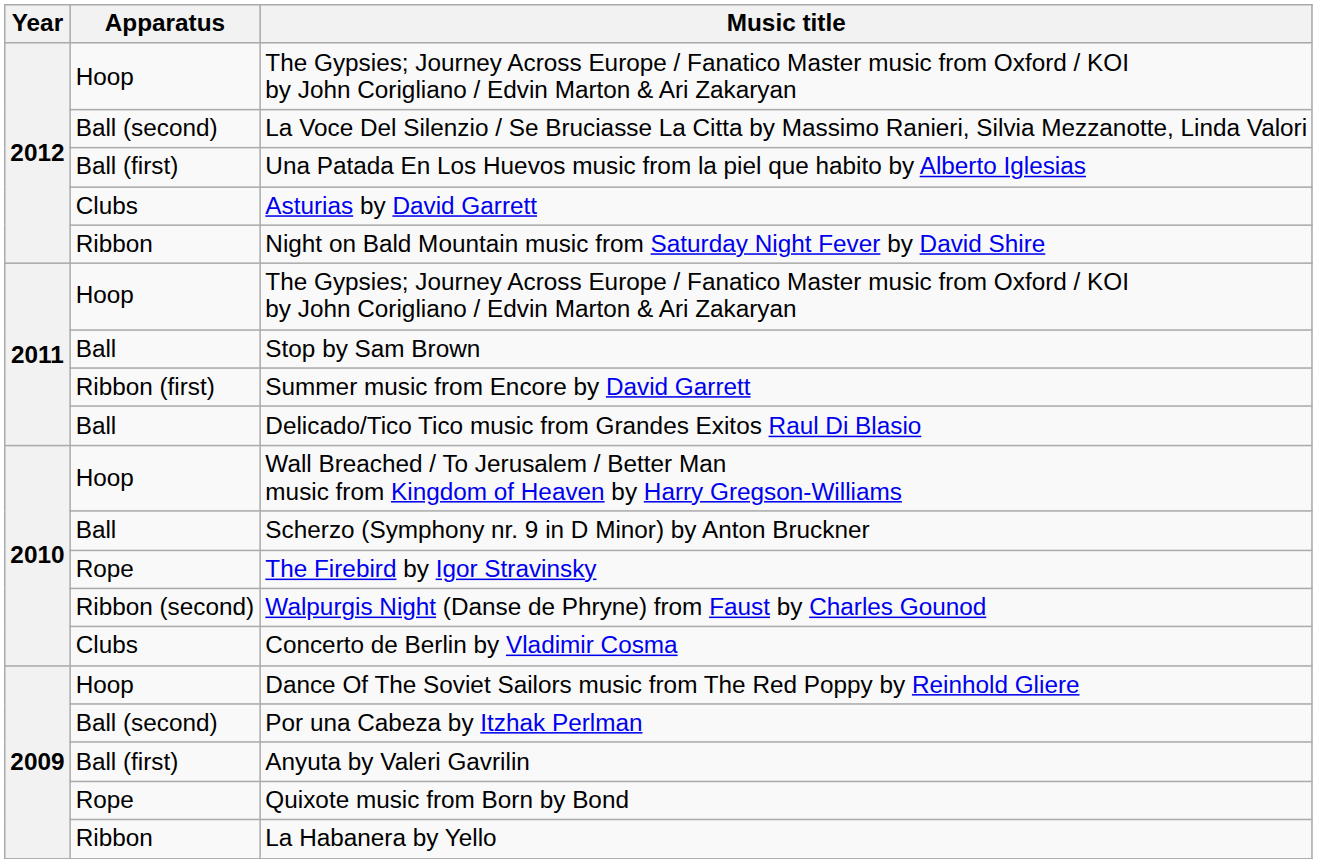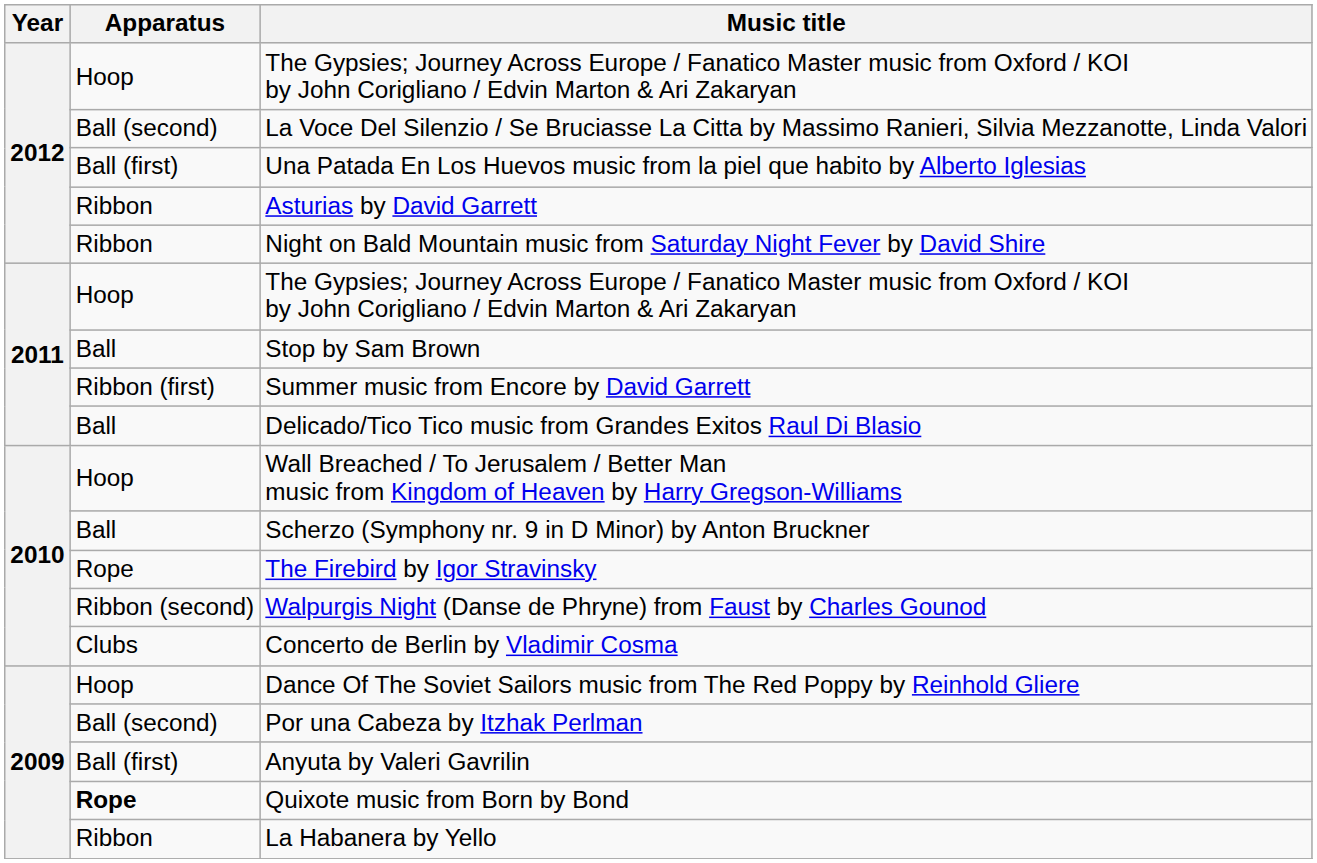(107, 205) Clubs -> (114, 205) Ribbon
(105, 800) normal -> (106, 800) bold
